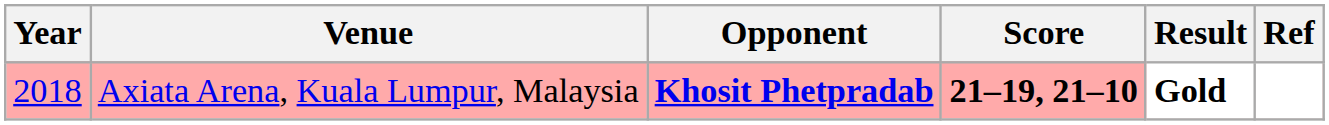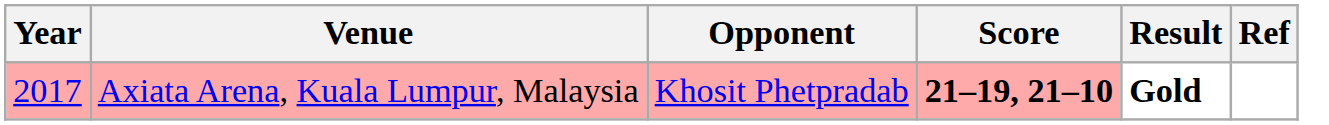(47, 89) 2018 -> (47, 89) 2017
(794, 89) bold -> (782, 89) normal
